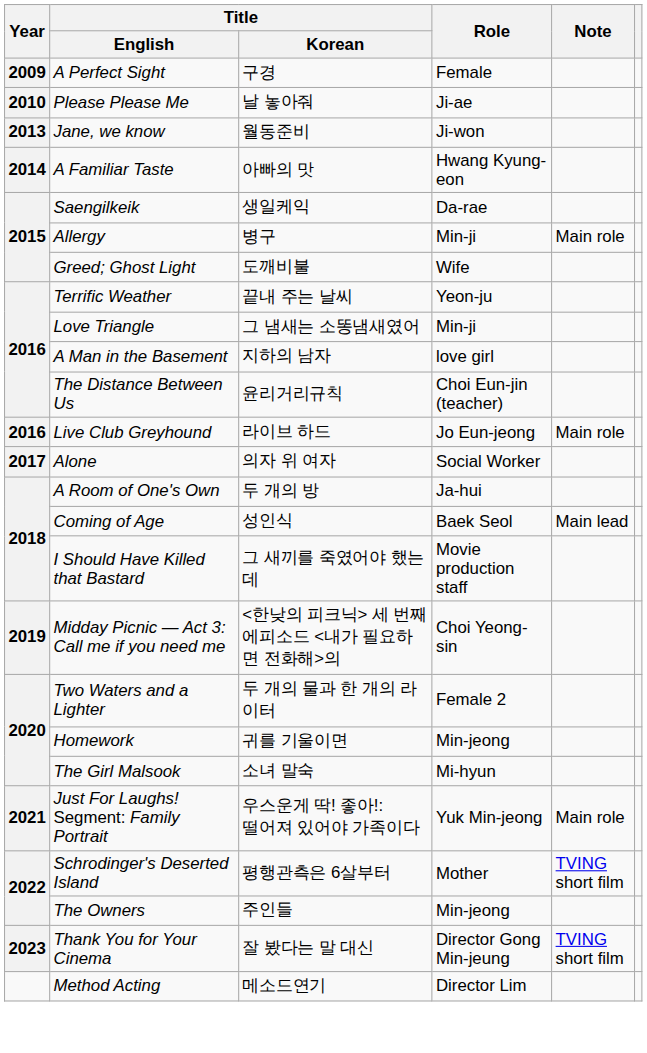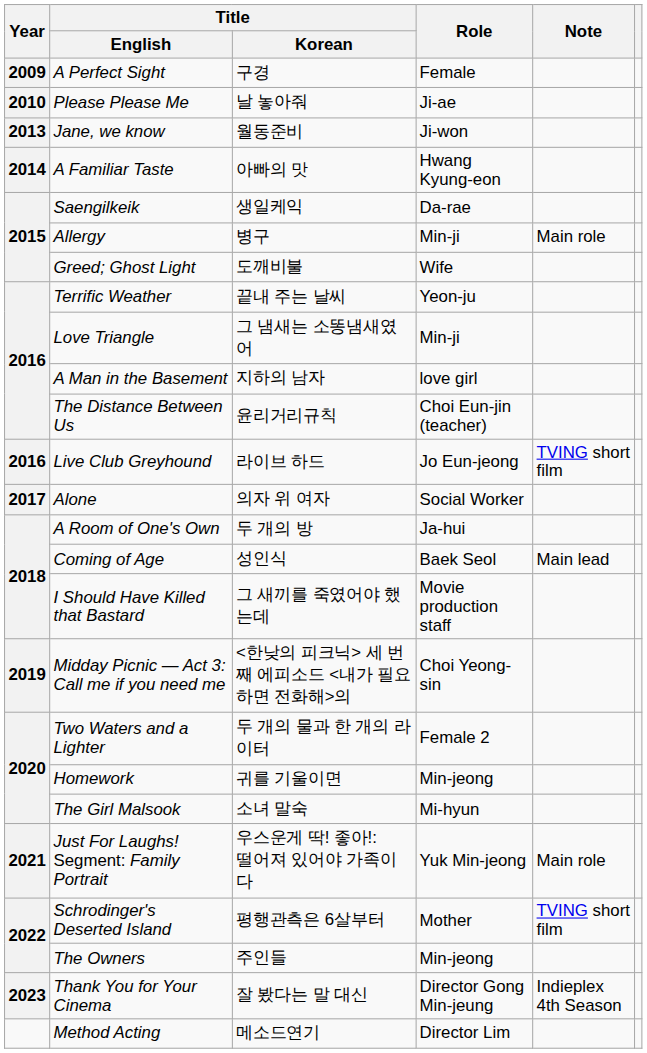(590, 431) Main role -> (583, 461) TVING short film
(590, 948) TVING short film -> (579, 995) Indieplex 4th Season
